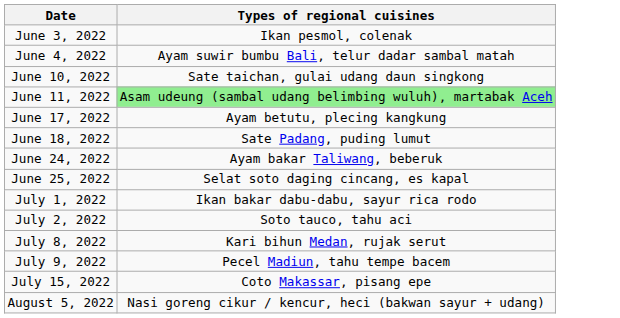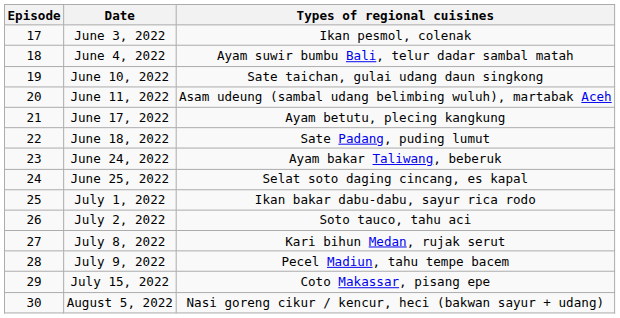+ column: (34, 15)
(336, 97) lightgreen background -> (395, 97) no background
